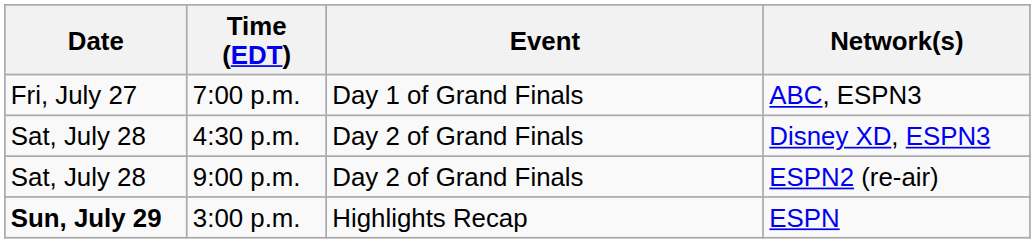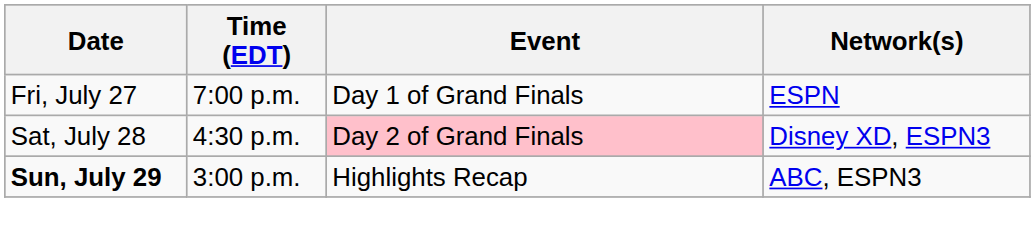(845, 95) ABC, ESPN3 -> (805, 95) ESPN
(458, 136) no background -> (458, 136) pink background
- row: (247, 177)
(805, 218) ESPN -> (845, 177) ABC, ESPN3
